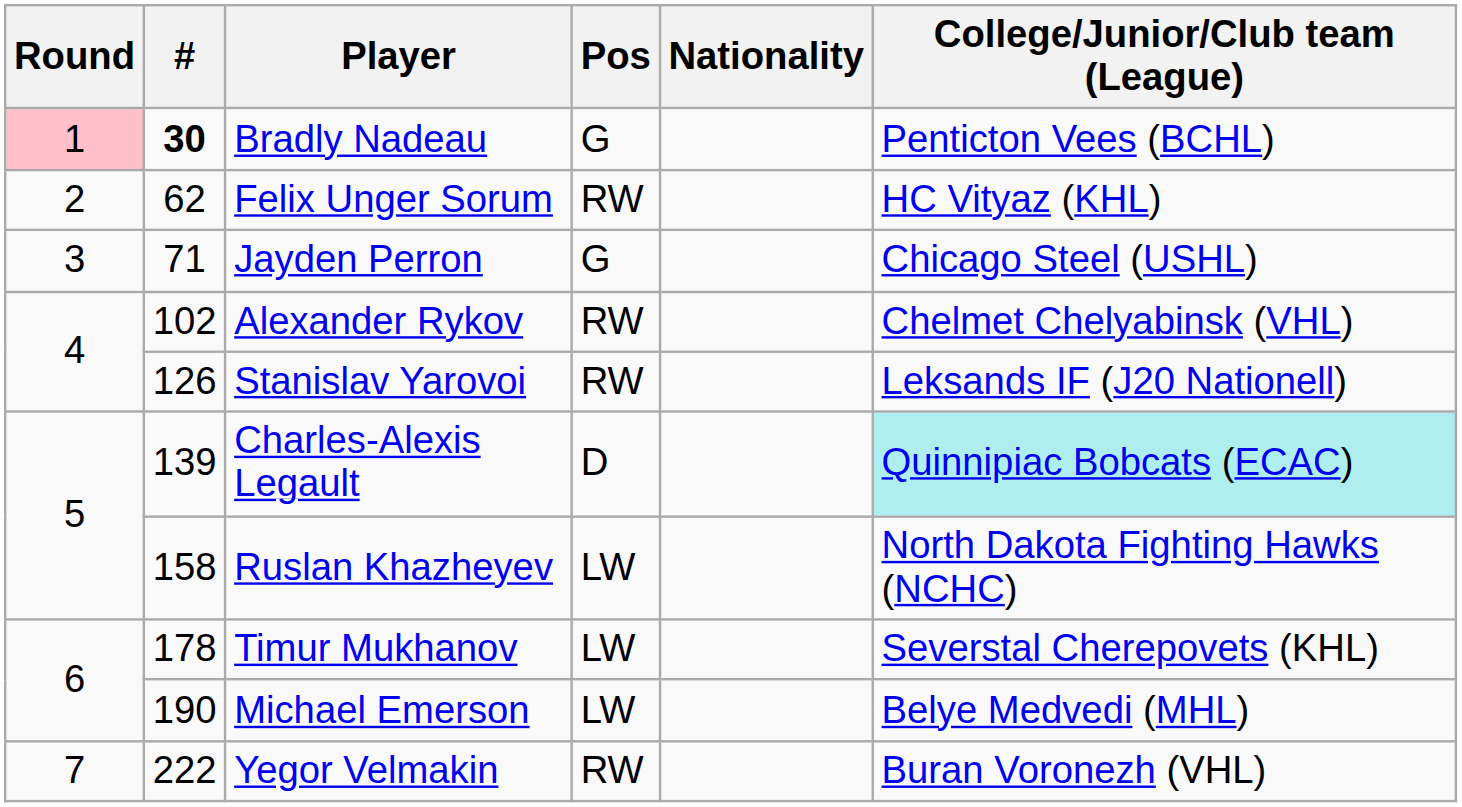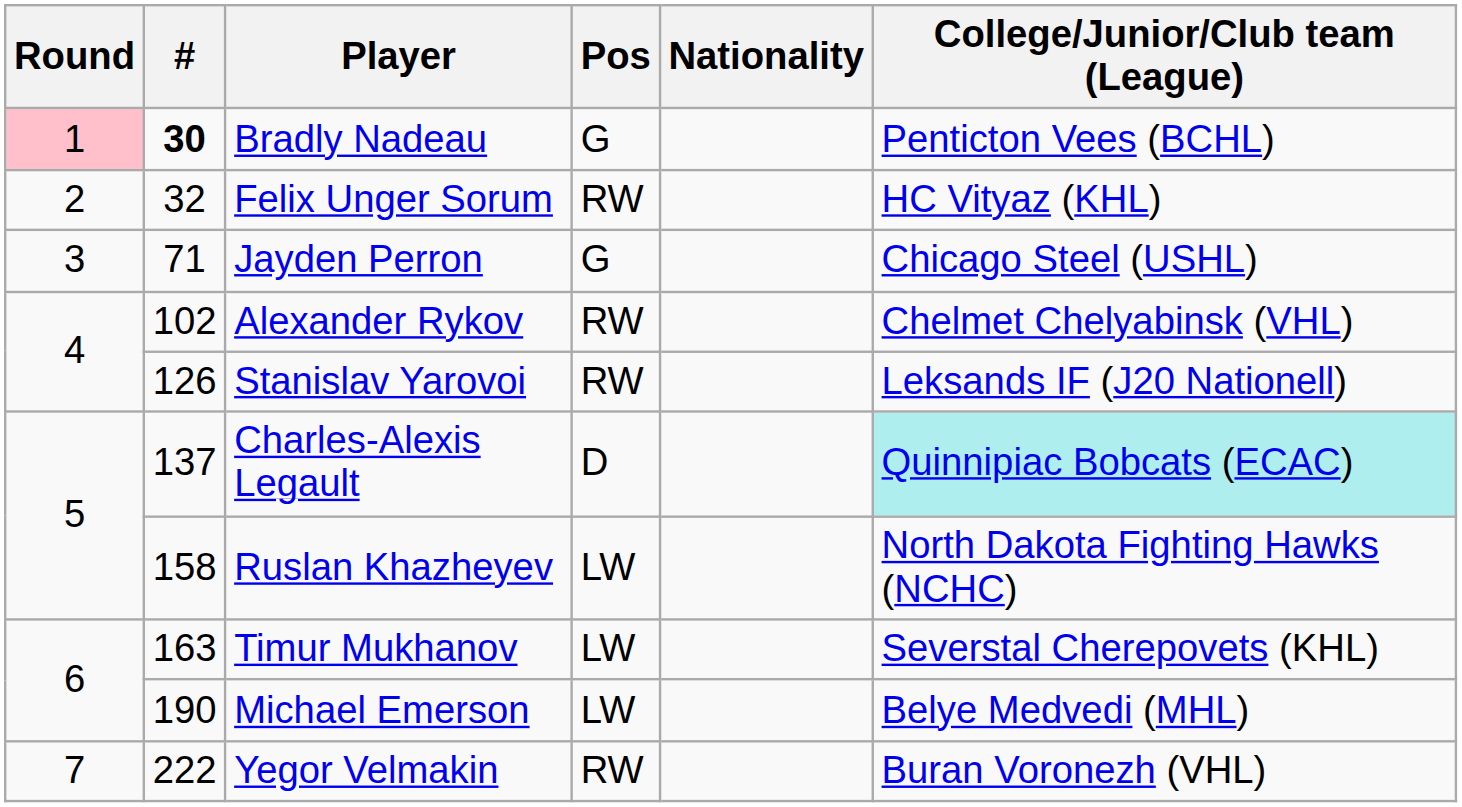(185, 199) 62 -> (185, 199) 32
(185, 463) 139 -> (185, 463) 137
(185, 649) 178 -> (185, 649) 163
